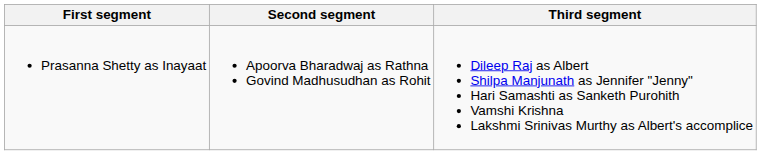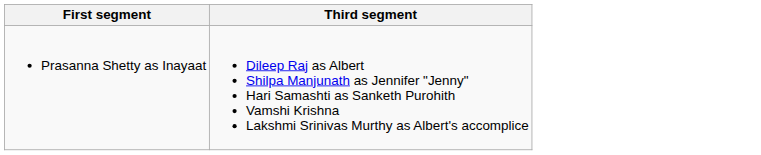- column: (322, 15)
